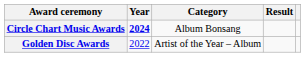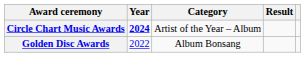(208, 28) Album Bonsang -> (208, 28) Artist of the Year – Album
(208, 44) Artist of the Year – Album -> (208, 44) Album Bonsang
